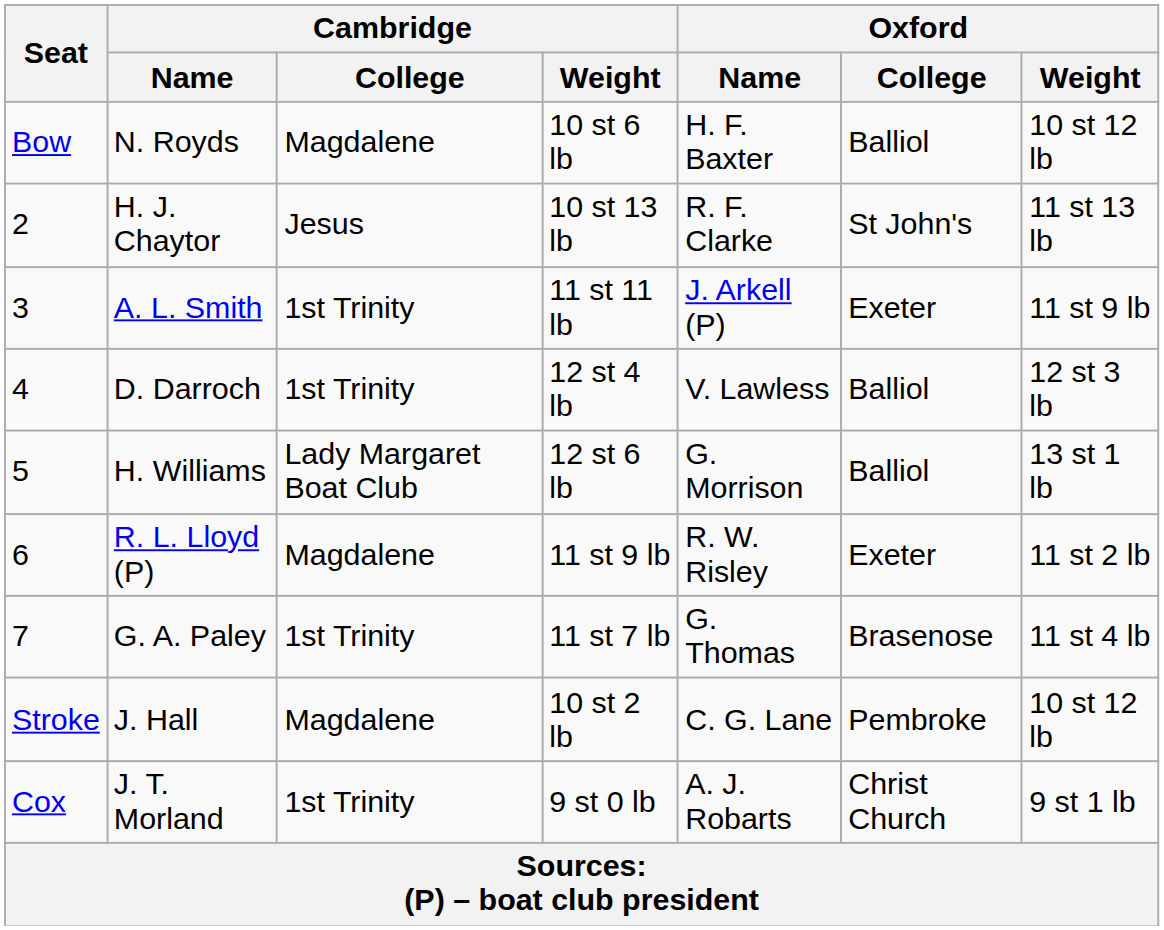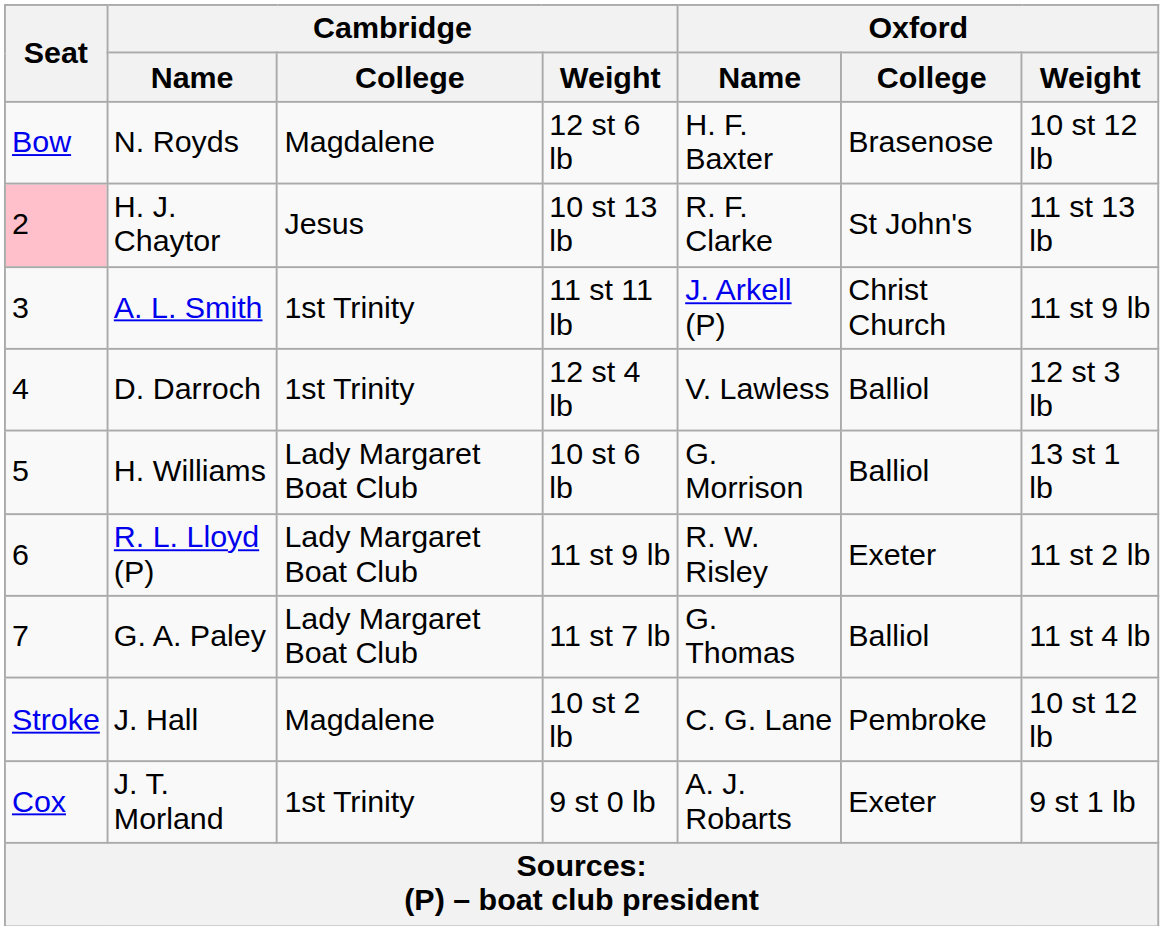(595, 142) 10 st 6 lb -> (595, 142) 12 st 6 lb
(889, 142) Balliol -> (921, 142) Brasenose
(20, 224) no background -> (20, 224) pink background
(892, 306) Exeter -> (897, 306) Christ Church
(595, 471) 12 st 6 lb -> (595, 471) 10 st 6 lb
(360, 554) Magdalene -> (382, 554) Lady Margaret Boat Club
(349, 636) 1st Trinity -> (382, 636) Lady Margaret Boat Club
(921, 636) Brasenose -> (889, 636) Balliol
(897, 801) Christ Church -> (892, 801) Exeter
